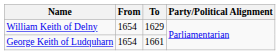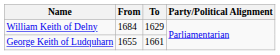(127, 27) 1654 -> (127, 27) 1684
(127, 42) 1654 -> (127, 42) 1655
